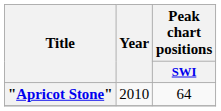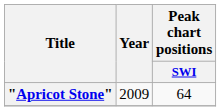(134, 94) 2010 -> (134, 94) 2009
